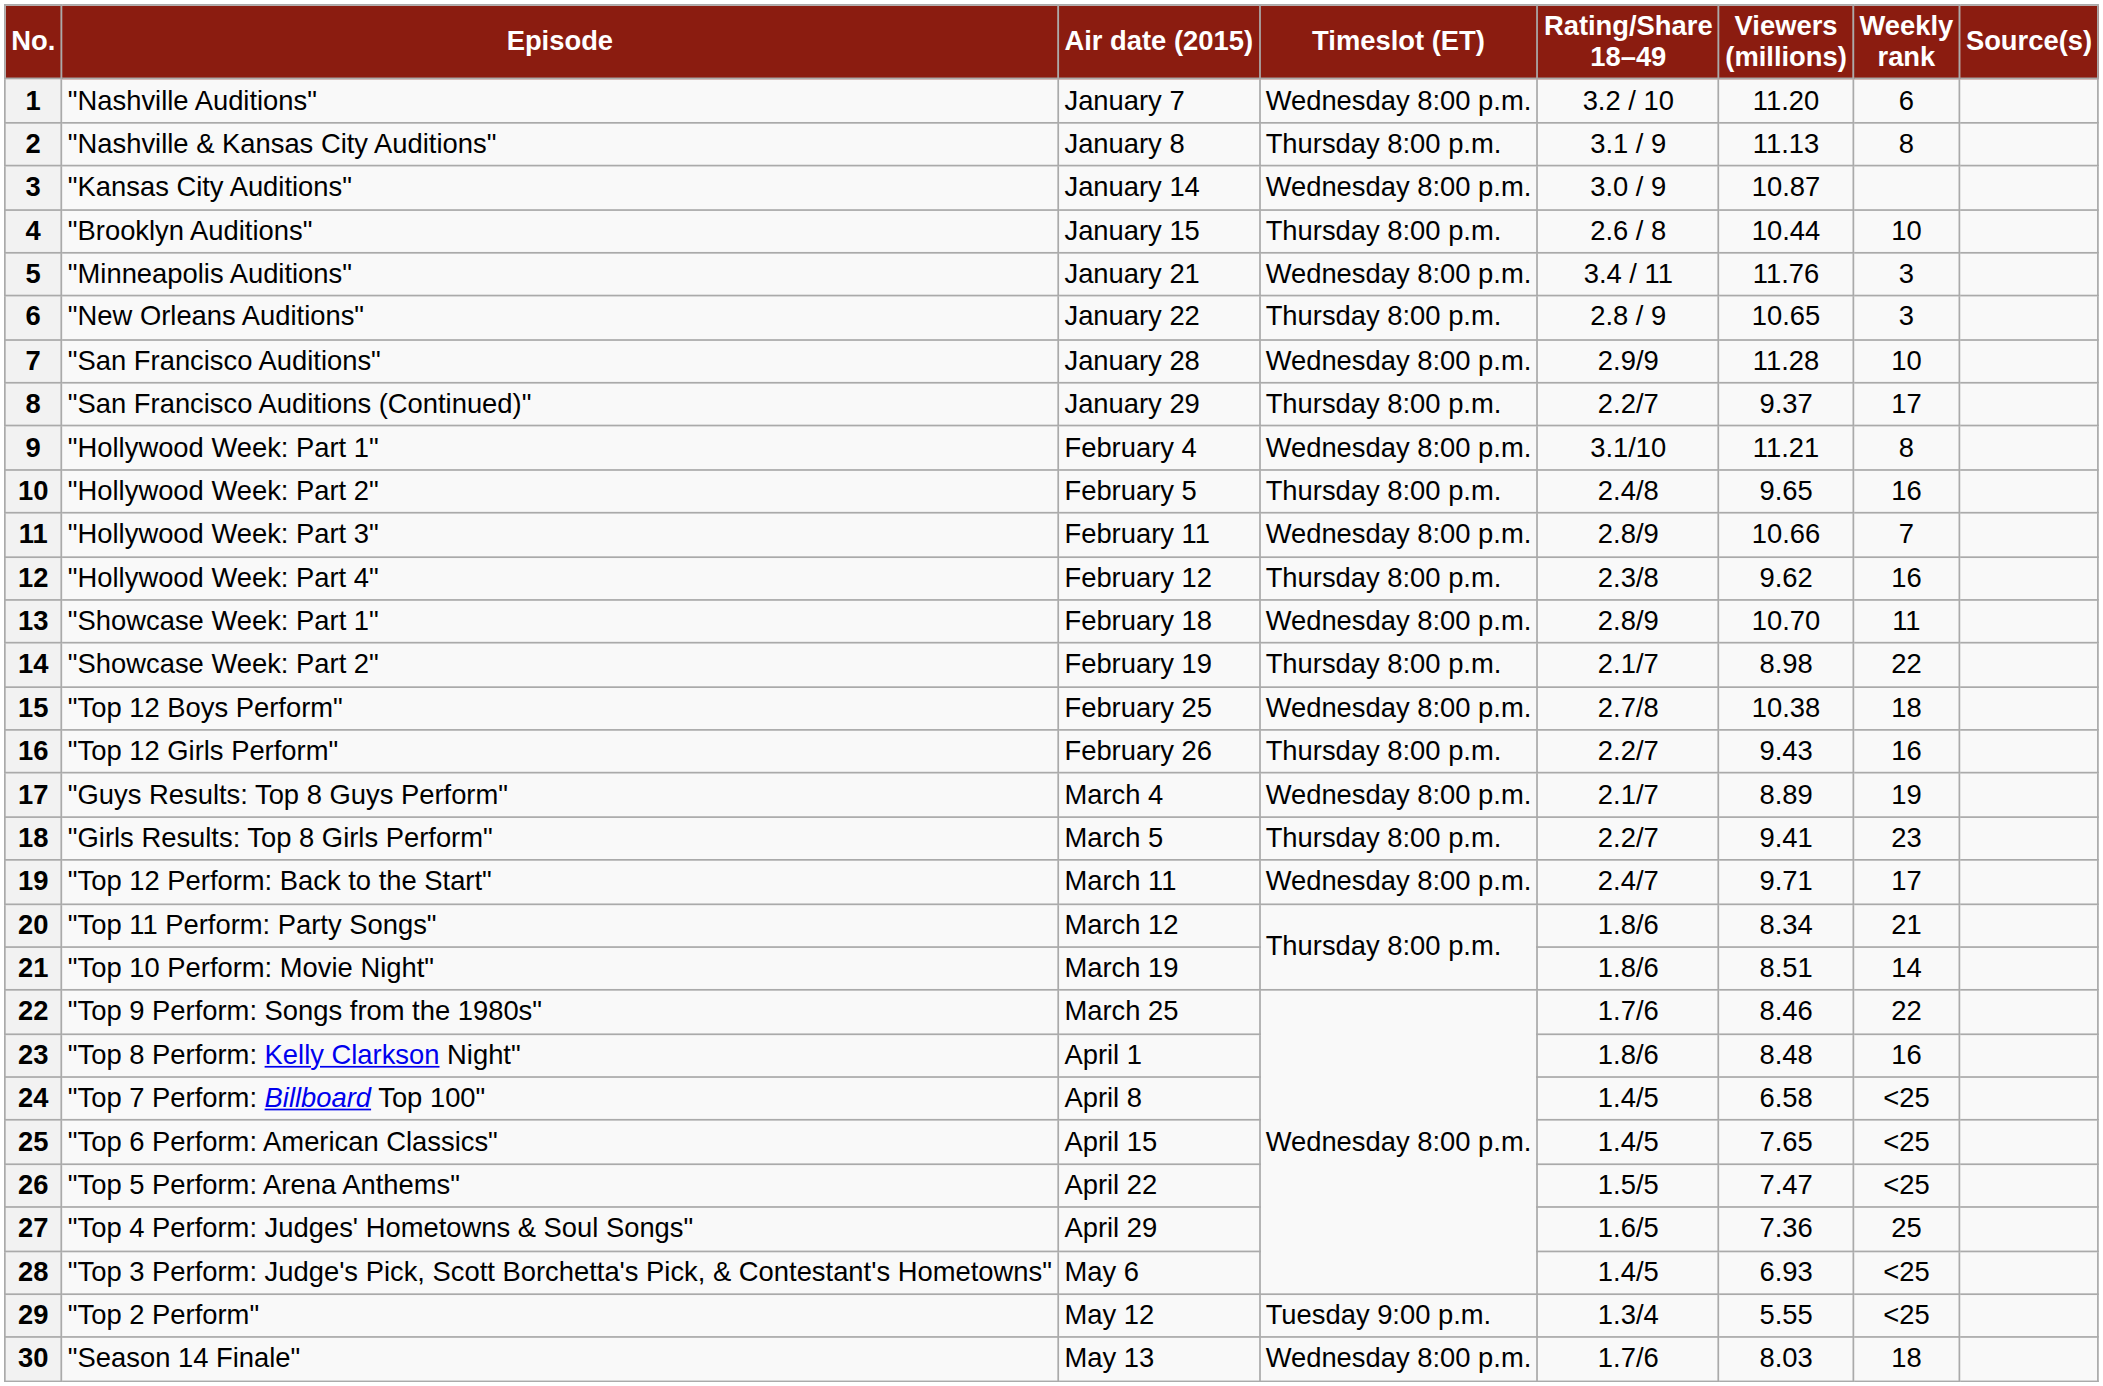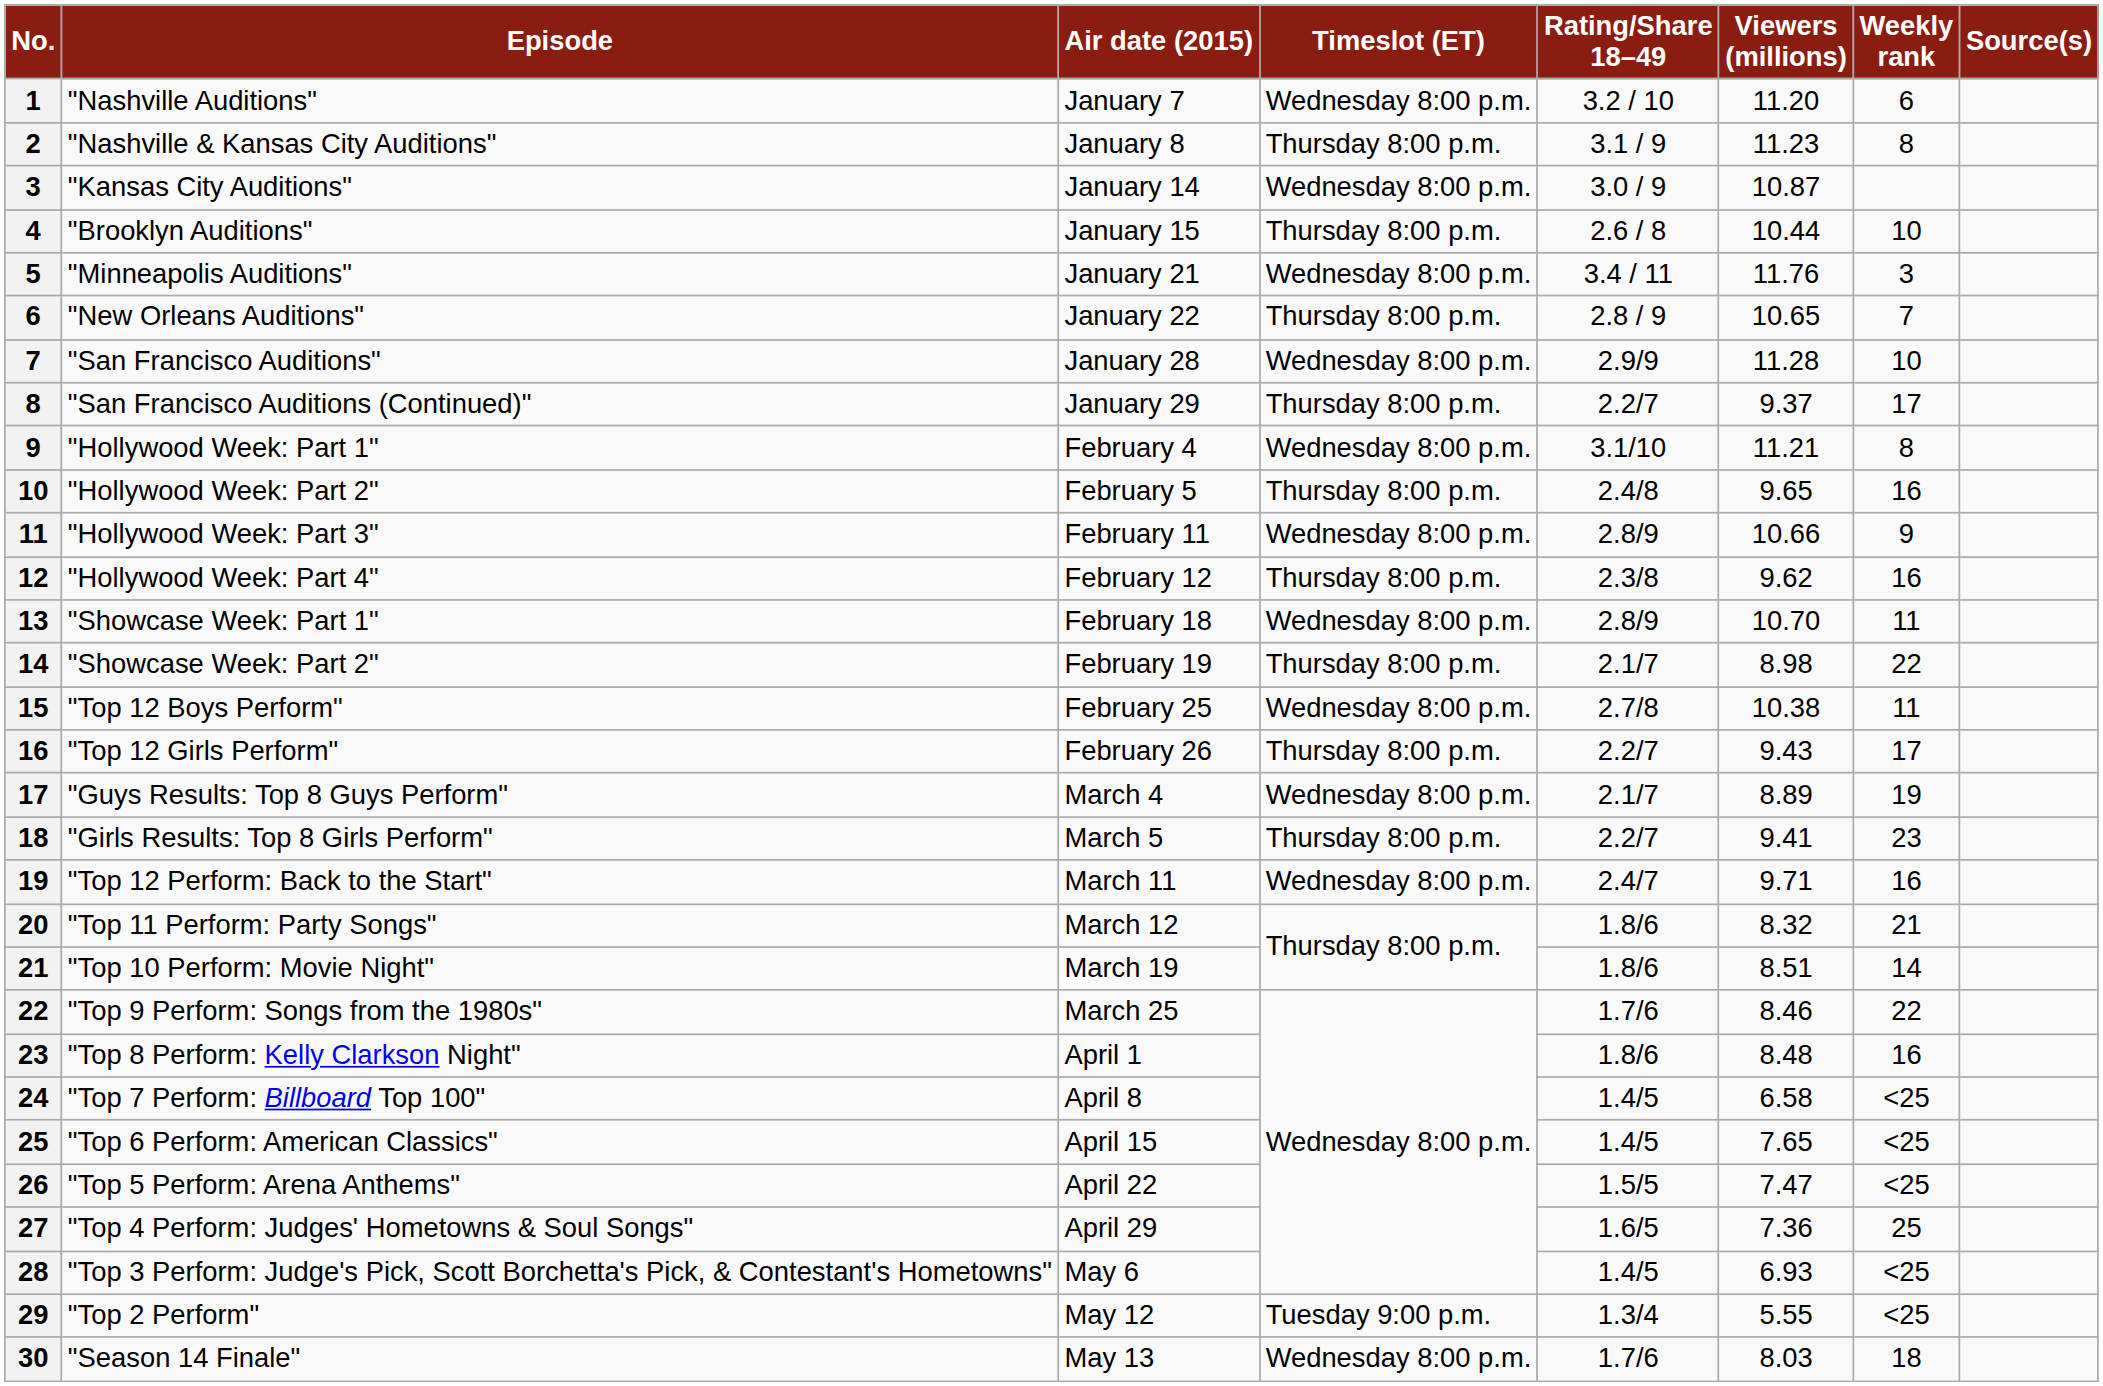(1786, 143) 11.13 -> (1786, 143) 11.23
(1906, 317) 3 -> (1906, 317) 7
(1906, 534) 7 -> (1906, 534) 9
(1906, 707) 18 -> (1906, 707) 11
(1906, 751) 16 -> (1906, 751) 17
(1906, 881) 17 -> (1906, 881) 16
(1786, 924) 8.34 -> (1786, 924) 8.32
